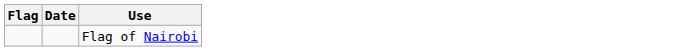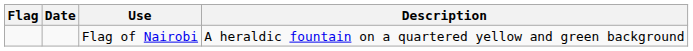+ column: (444, 15)
